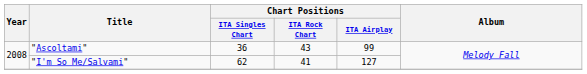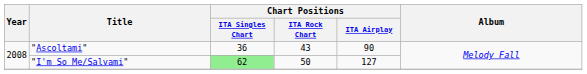(369, 49) 99 -> (369, 49) 90
(242, 62) no background -> (242, 62) lightgreen background
(306, 62) 41 -> (306, 62) 50
